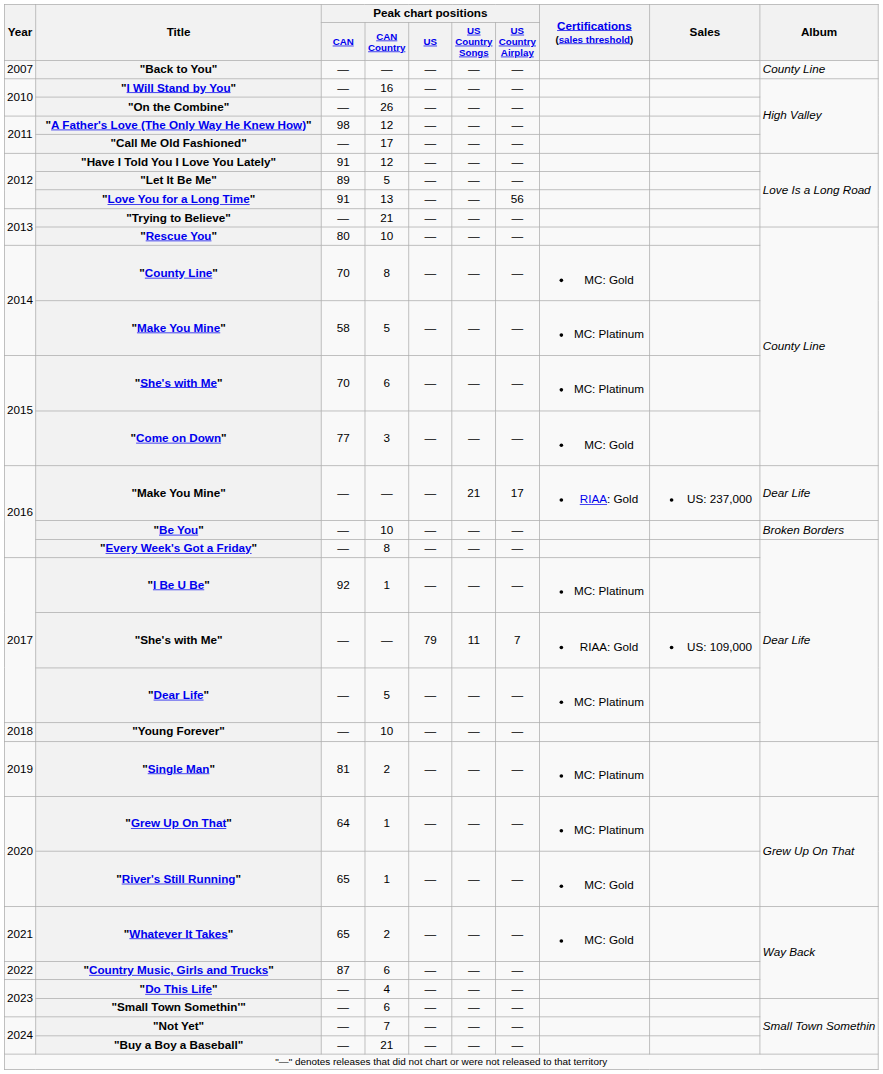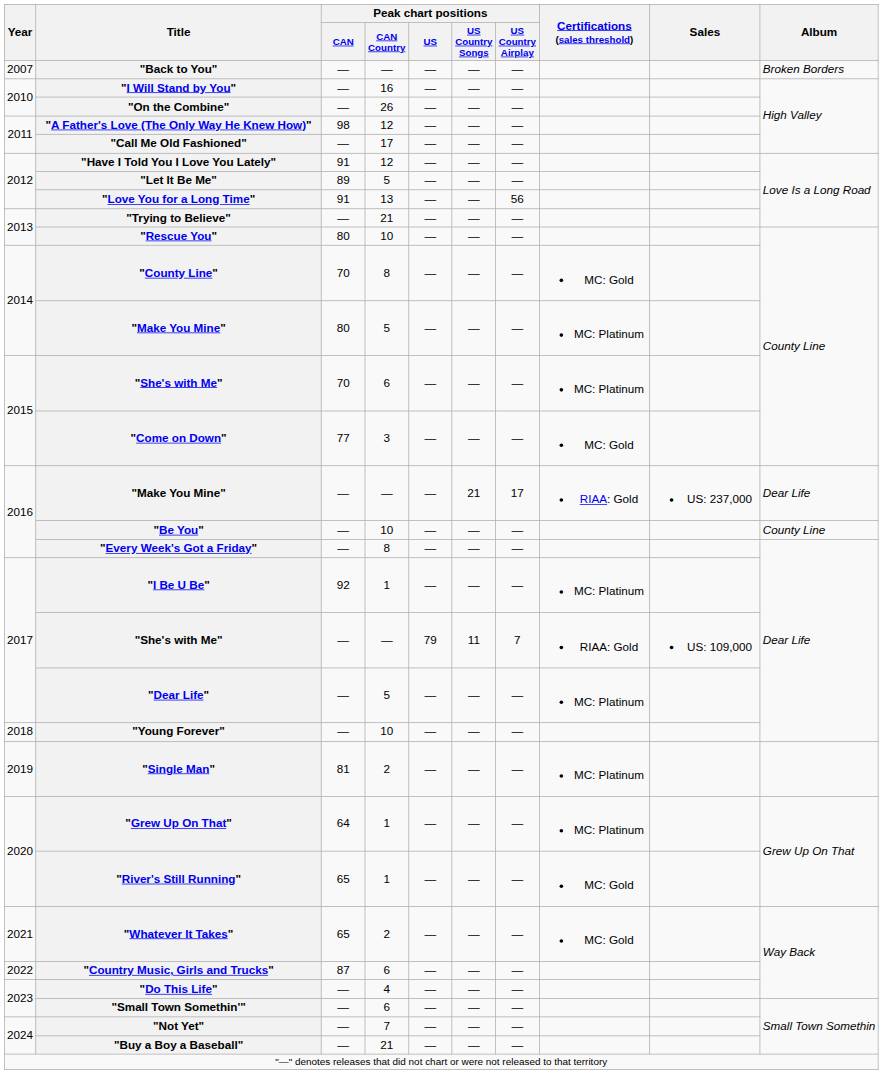(794, 69) County Line -> (803, 69) Broken Borders
(343, 328) 58 -> (343, 328) 80
(803, 530) Broken Borders -> (794, 530) County Line
